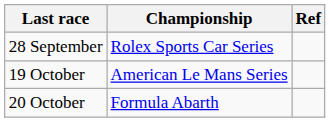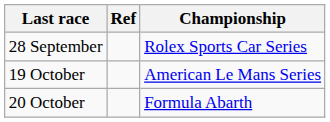columns swapped: (199, 18) <-> (308, 18)
